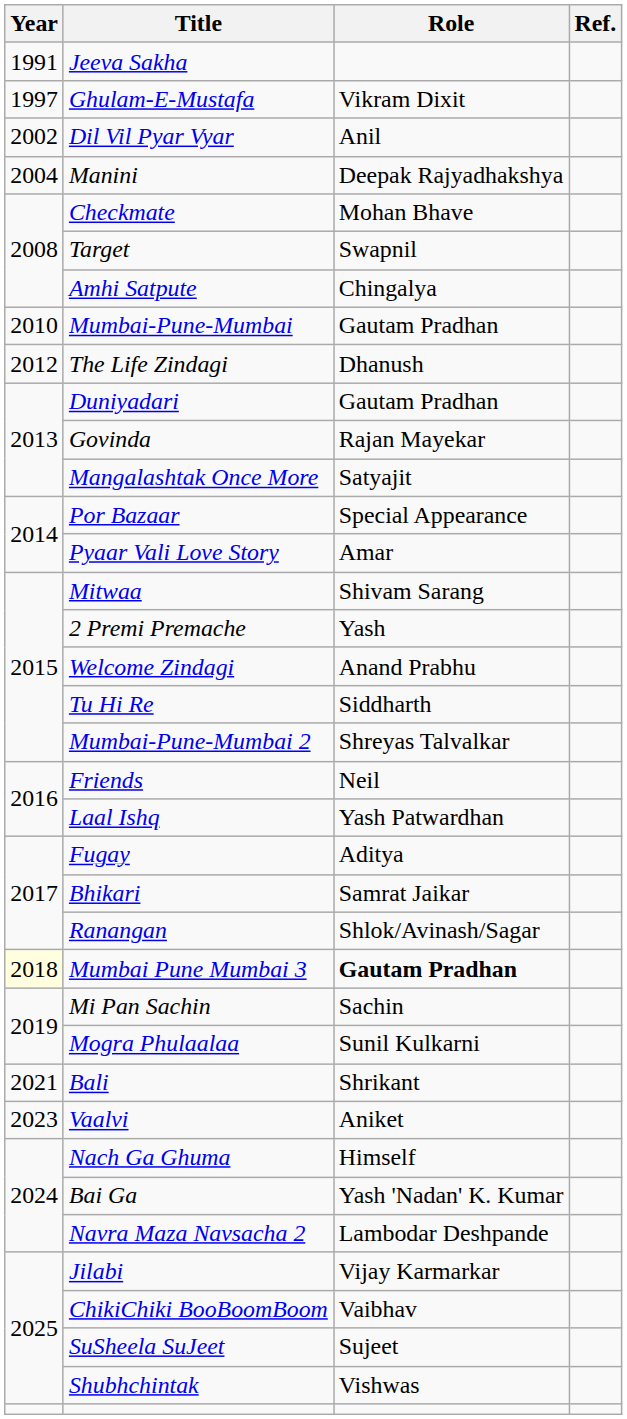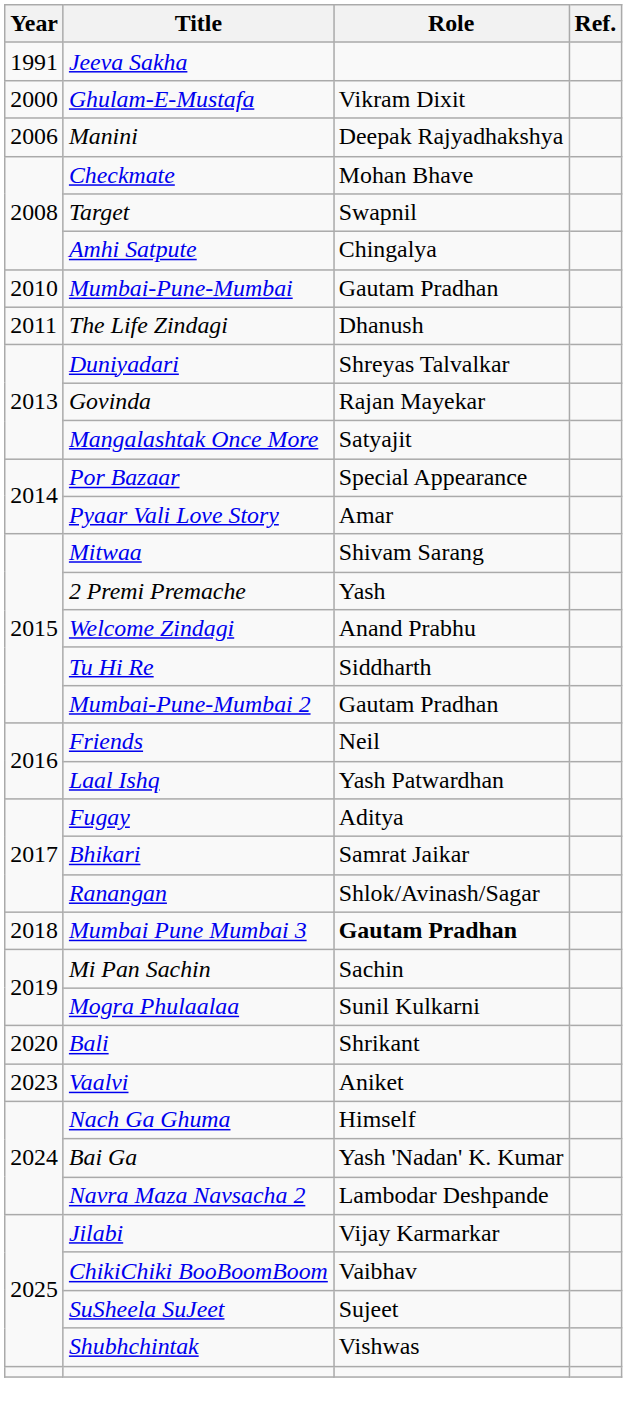(34, 99) 1997 -> (34, 99) 2000
- row: (151, 136)
(34, 174) 2004 -> (34, 136) 2006
(34, 363) 2012 -> (34, 325) 2011
(419, 401) Gautam Pradhan -> (424, 363) Shreyas Talvalkar
(424, 741) Shreyas Talvalkar -> (419, 703) Gautam Pradhan
(34, 968) lightyellow background -> (34, 930) no background
(34, 1082) 2021 -> (34, 1044) 2020
